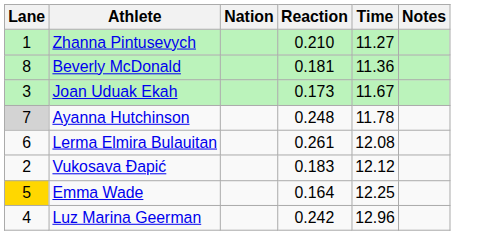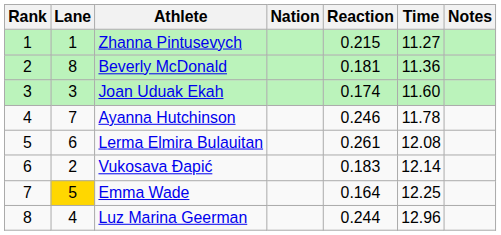+ column: (28, 17)
(314, 42) 0.210 -> (360, 42) 0.215
(314, 92) 0.173 -> (360, 92) 0.174
(375, 92) 11.67 -> (421, 92) 11.60
(27, 117) lightgrey background -> (73, 117) no background
(314, 117) 0.248 -> (360, 117) 0.246
(375, 167) 12.12 -> (421, 167) 12.14
(314, 218) 0.242 -> (360, 218) 0.244
